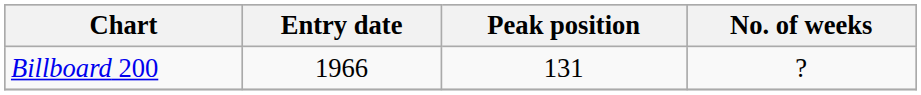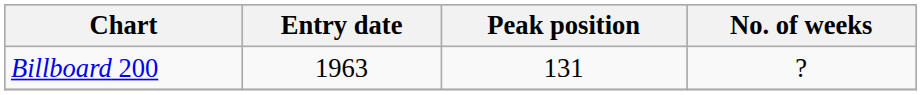(342, 67) 1966 -> (342, 67) 1963
